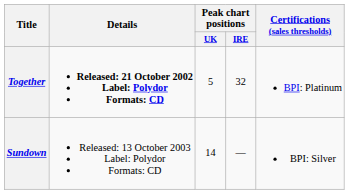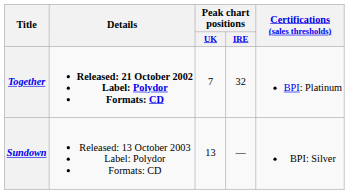(210, 82) 5 -> (210, 82) 7
(210, 153) 14 -> (210, 153) 13
